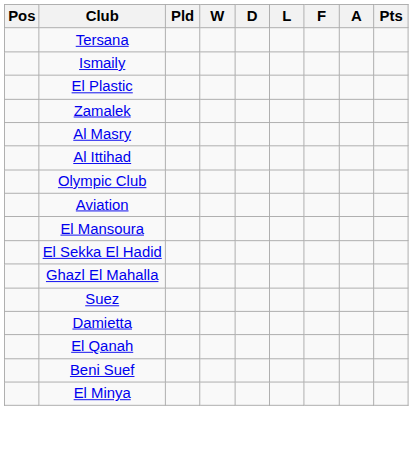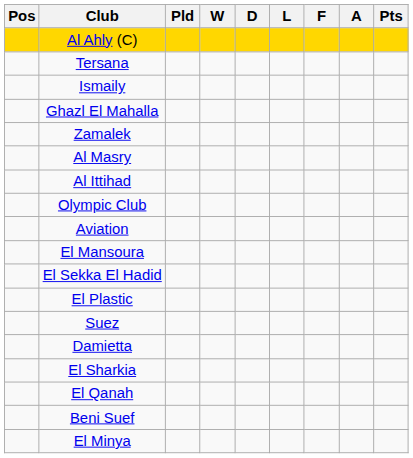+ row: (102, 39)
rows swapped: (102, 275) <-> (102, 87)
+ row: (102, 370)
